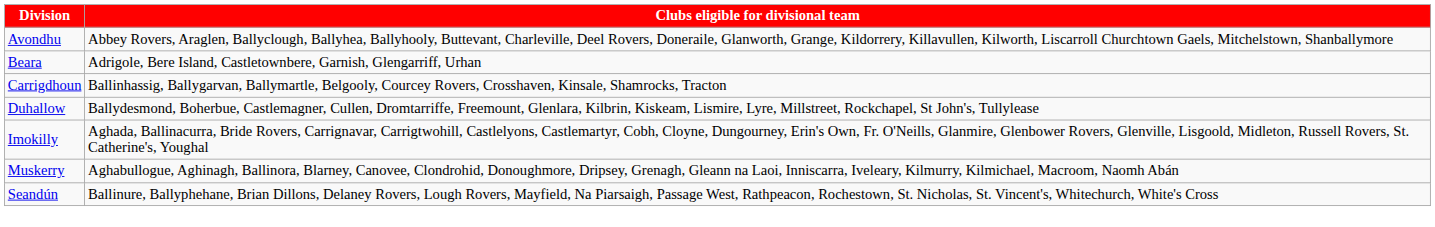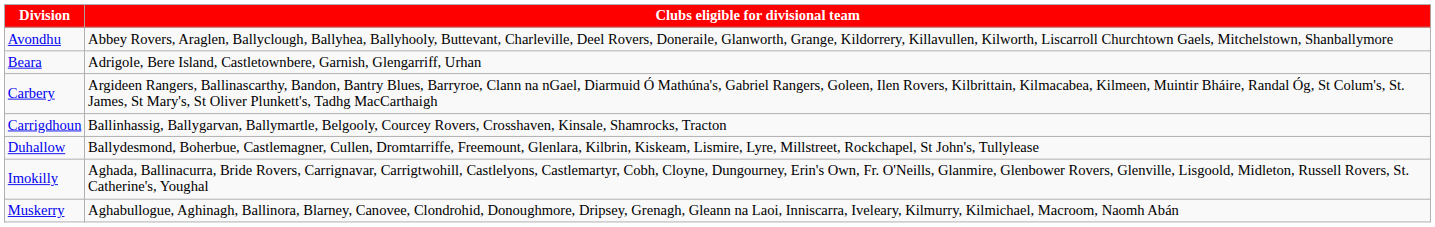+ row: (31, 93)
- row: (33, 194)
